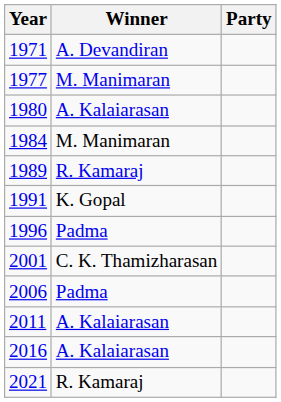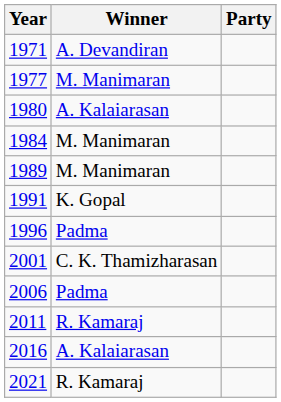(100, 170) R. Kamaraj -> (113, 170) M. Manimaran
(112, 321) A. Kalaiarasan -> (100, 321) R. Kamaraj
